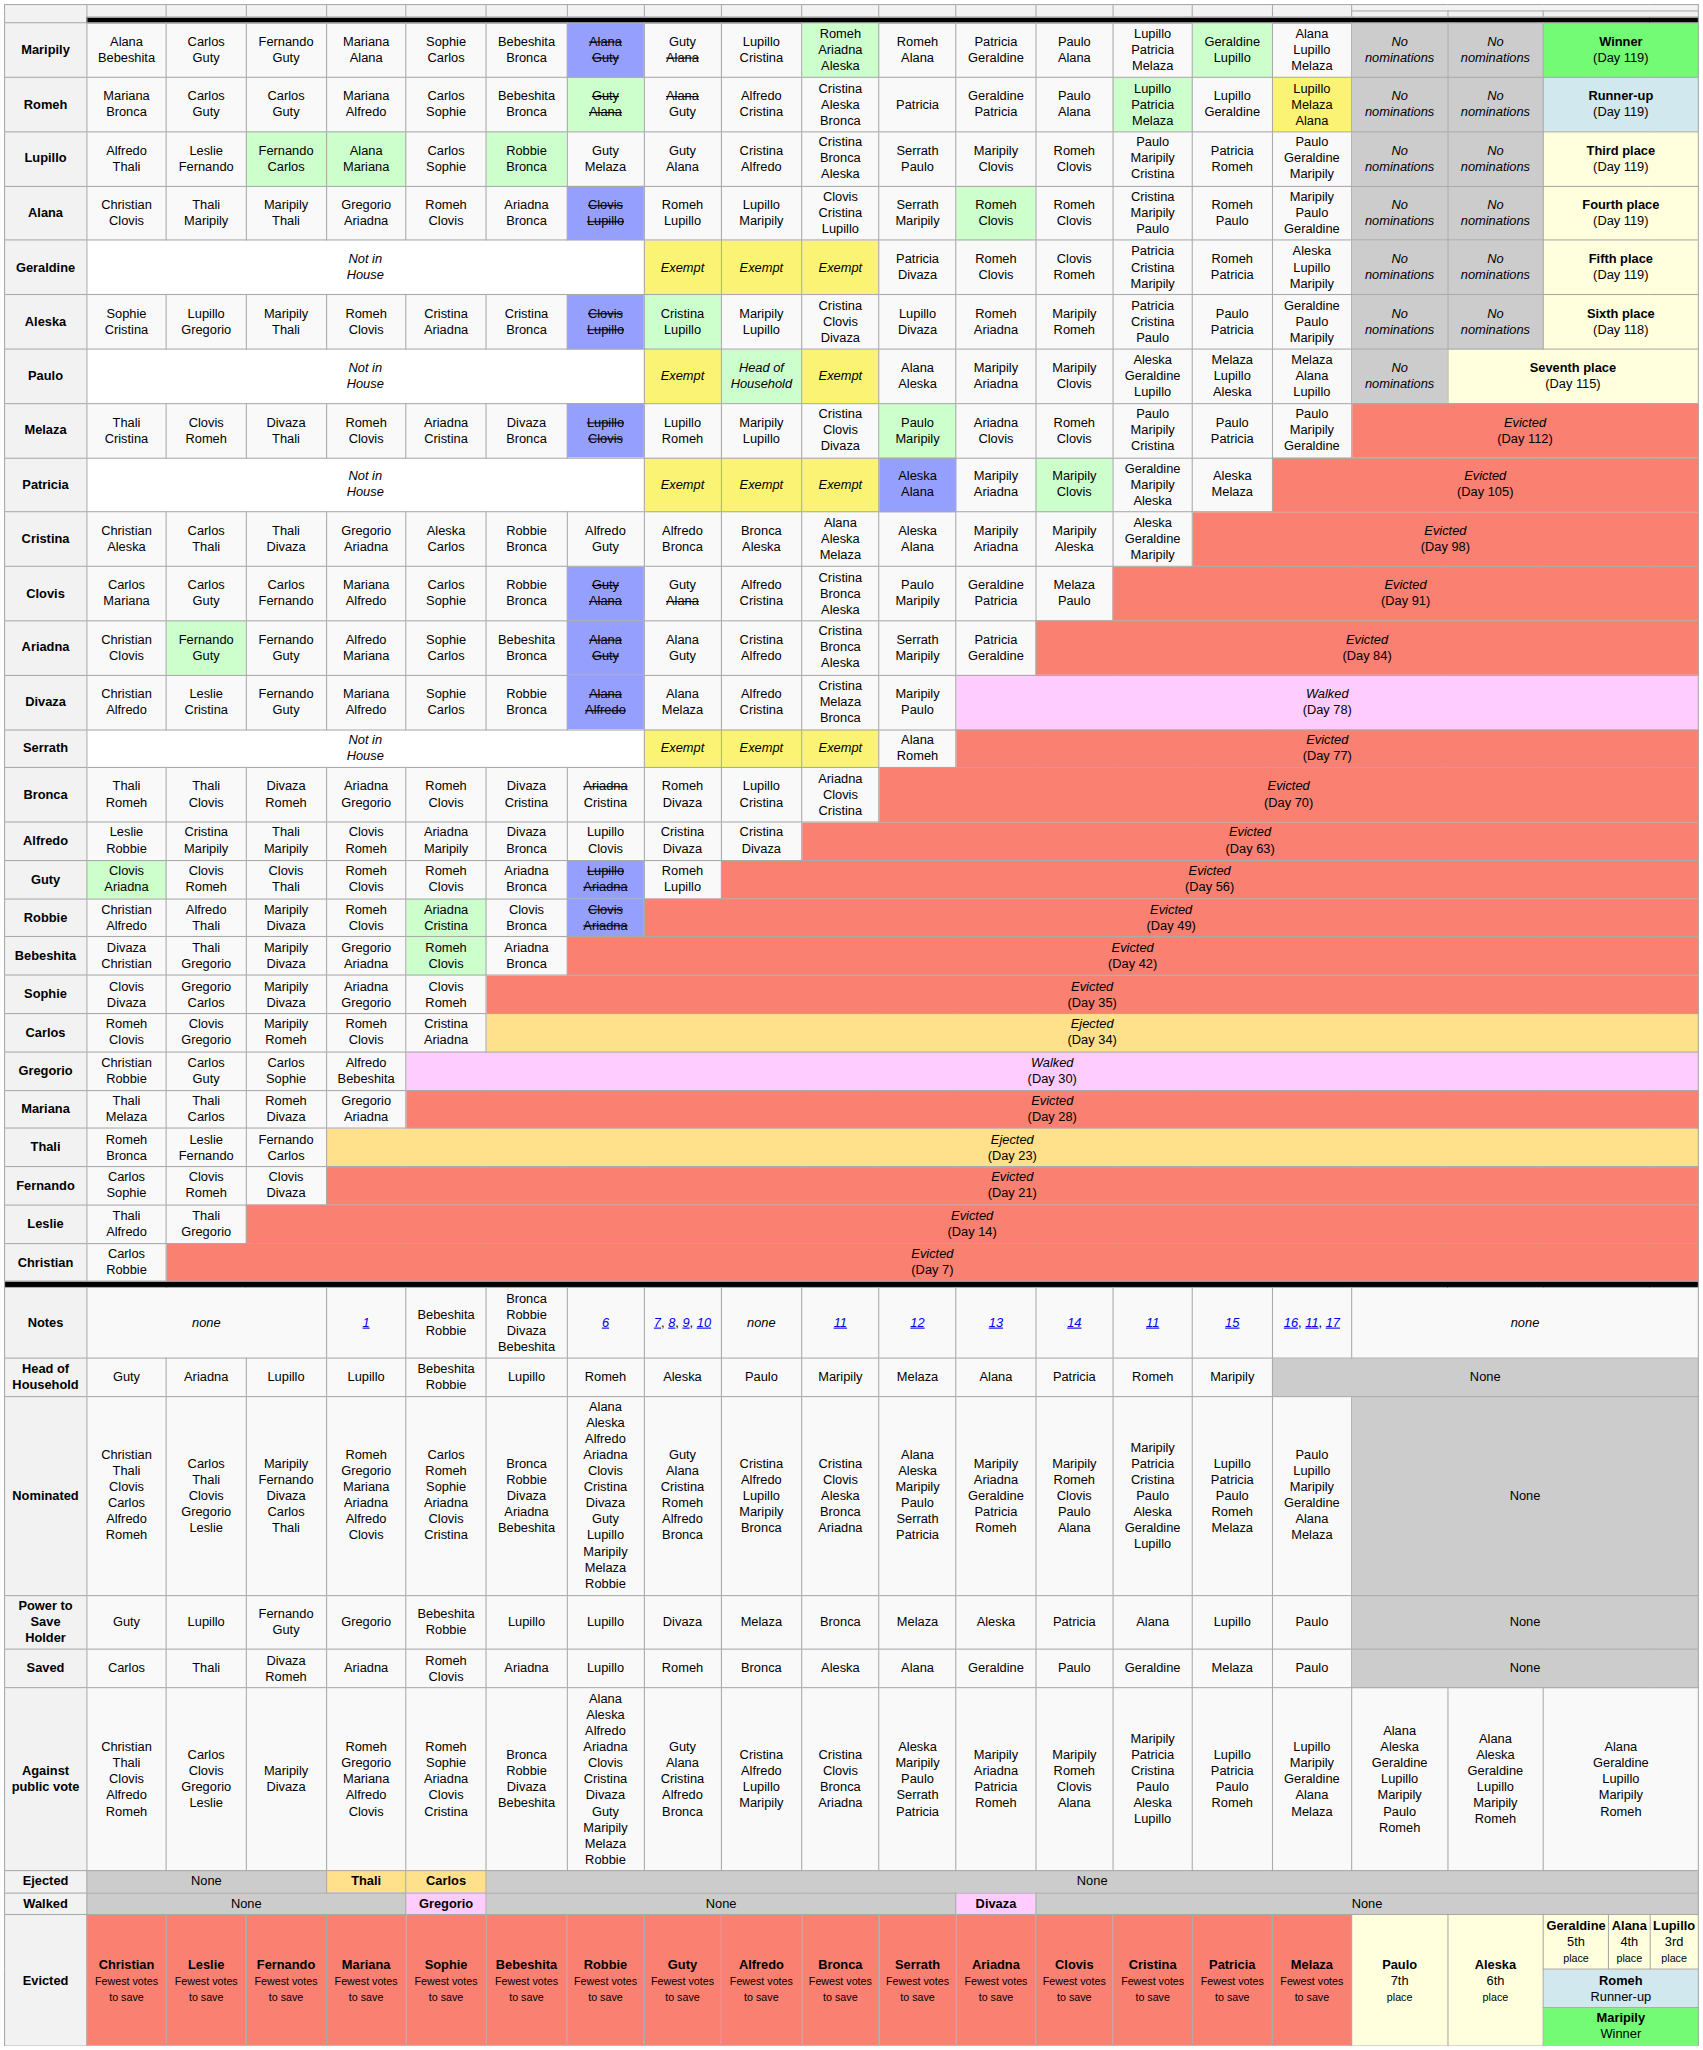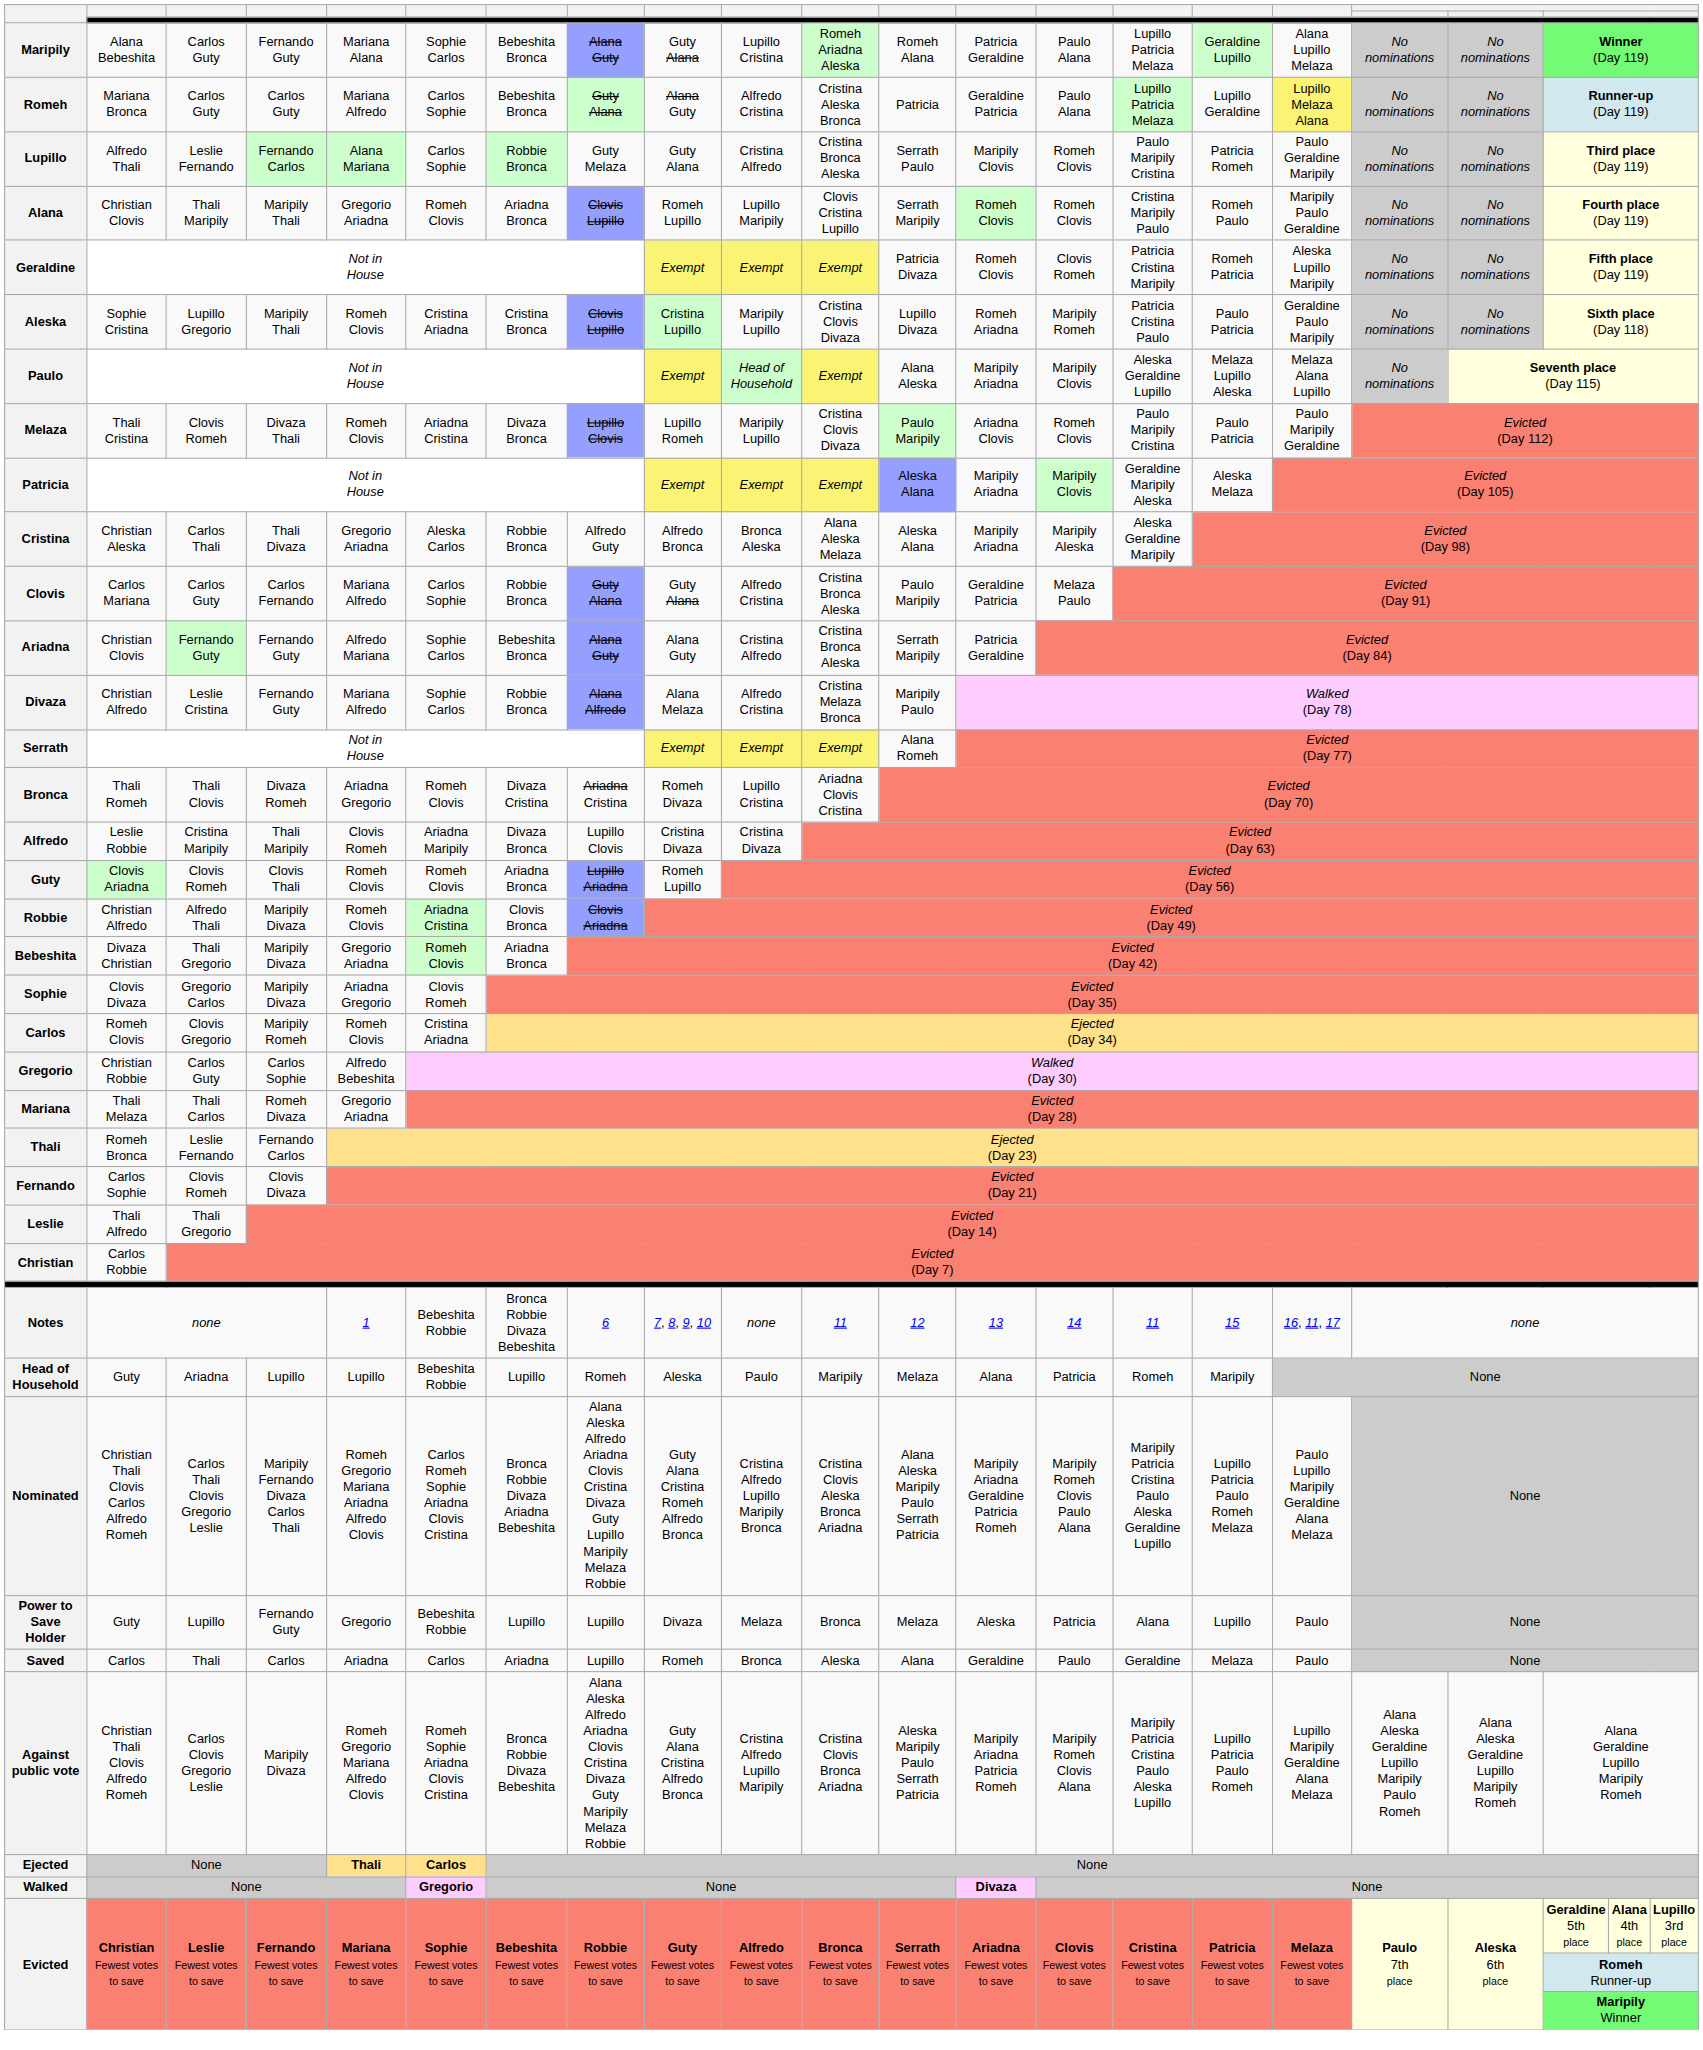(286, 1668) Divaza Romeh -> (286, 1660) Carlos
(446, 1668) Romeh Clovis -> (446, 1660) Carlos
